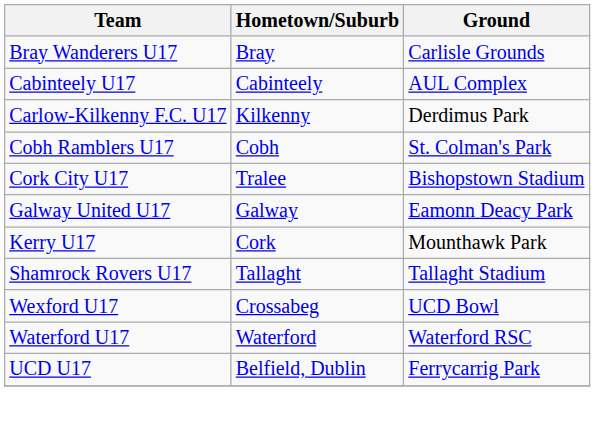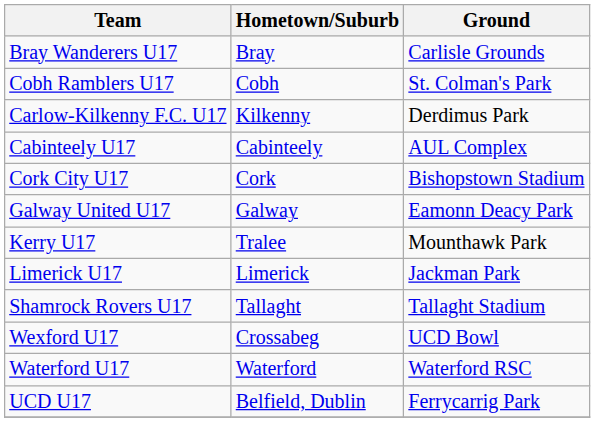rows swapped: (72, 83) <-> (91, 147)
(261, 178) Tralee -> (256, 178) Cork
(256, 242) Cork -> (261, 242) Tralee
+ row: (66, 274)
